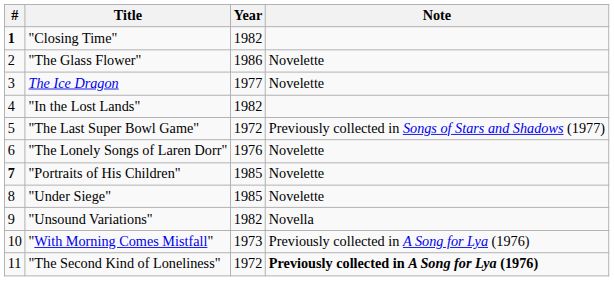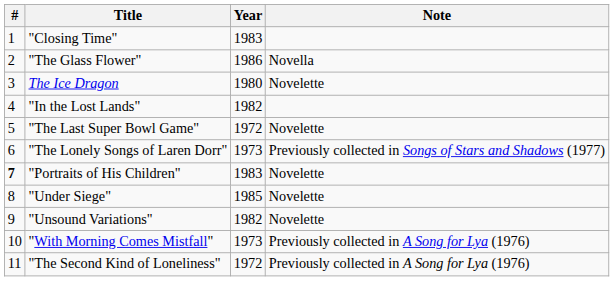(11, 38) bold -> (11, 38) normal
(248, 38) 1982 -> (248, 38) 1983
(296, 60) Novelette -> (291, 60) Novella
(248, 83) 1977 -> (248, 83) 1980
(437, 128) Previously collected in Songs of Stars and Shadows (1977) -> (296, 128) Novelette
(248, 151) 1976 -> (248, 151) 1973
(296, 151) Novelette -> (437, 151) Previously collected in Songs of Stars and Shadows (1977)
(248, 173) 1985 -> (248, 173) 1983
(291, 219) Novella -> (296, 219) Novelette
(403, 264) bold -> (399, 264) normal
